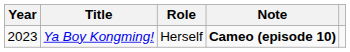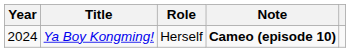(22, 36) 2023 -> (22, 36) 2024
